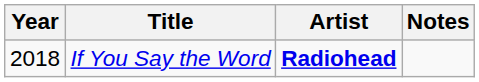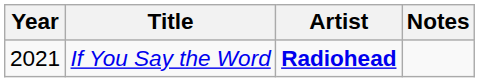(35, 58) 2018 -> (35, 58) 2021
